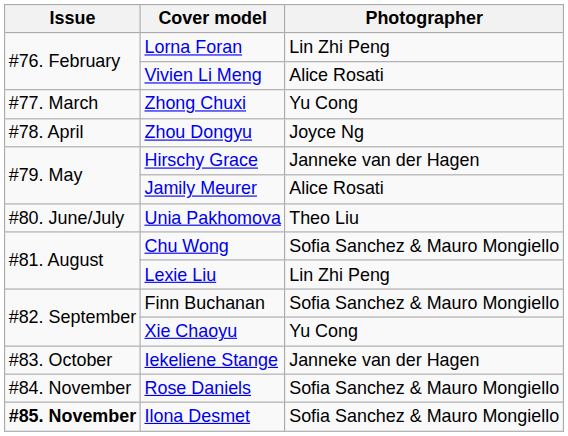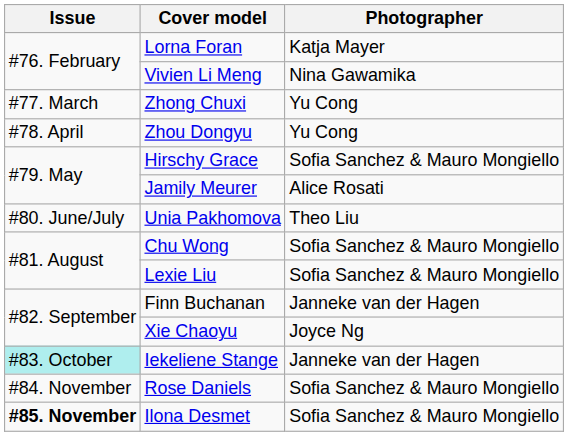(340, 47) Lin Zhi Peng -> (337, 47) Katja Mayer
(337, 75) Alice Rosati -> (352, 75) Nina Gawamika
(327, 132) Joyce Ng -> (324, 132) Yu Cong
(384, 160) Janneke van der Hagen -> (424, 160) Sofia Sanchez & Mauro Mongiello
(340, 274) Lin Zhi Peng -> (424, 274) Sofia Sanchez & Mauro Mongiello
(424, 302) Sofia Sanchez & Mauro Mongiello -> (384, 302) Janneke van der Hagen
(324, 331) Yu Cong -> (327, 331) Joyce Ng
(60, 359) no background -> (60, 359) paleturquoise background
